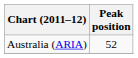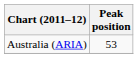(111, 44) 52 -> (111, 44) 53
